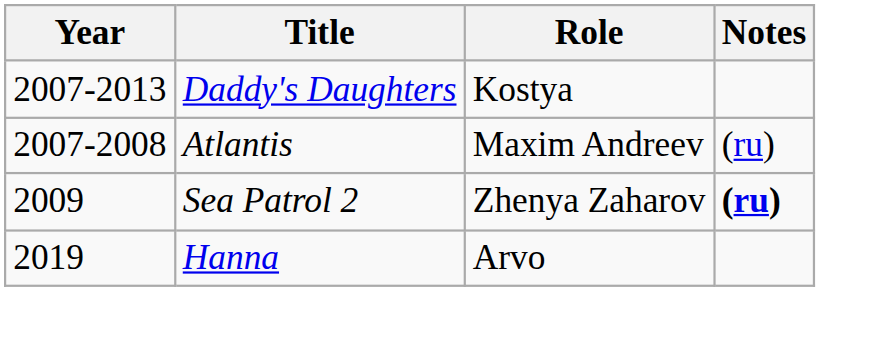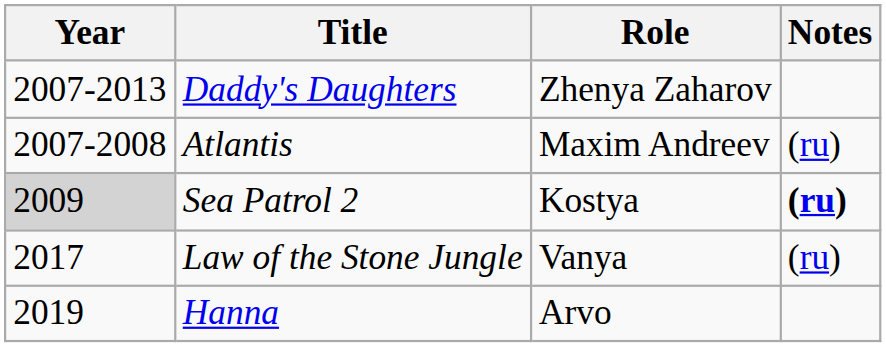(523, 88) Kostya -> (655, 88) Zhenya Zaharov
(49, 200) no background -> (49, 200) lightgrey background
(589, 200) Zhenya Zaharov -> (589, 200) Kostya
+ row: (353, 256)
